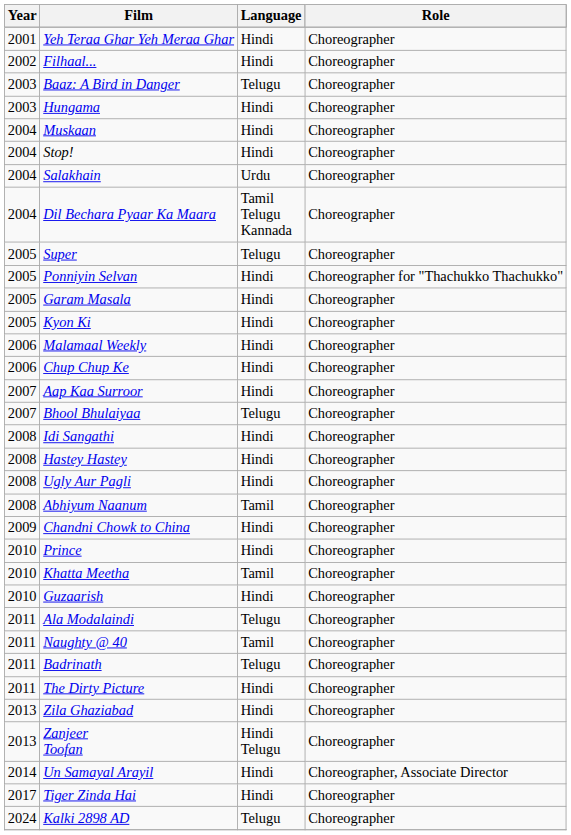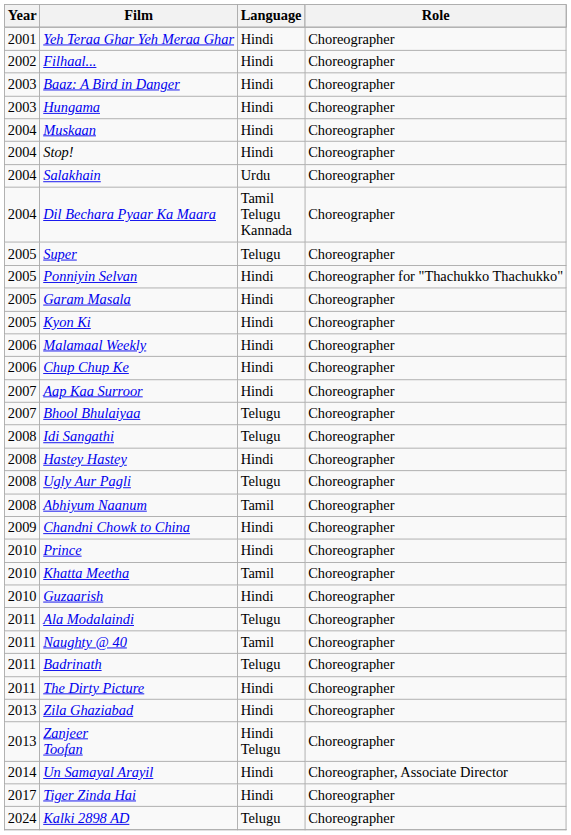(261, 84) Telugu -> (257, 84) Hindi
(257, 436) Hindi -> (261, 436) Telugu
(257, 482) Hindi -> (261, 482) Telugu
